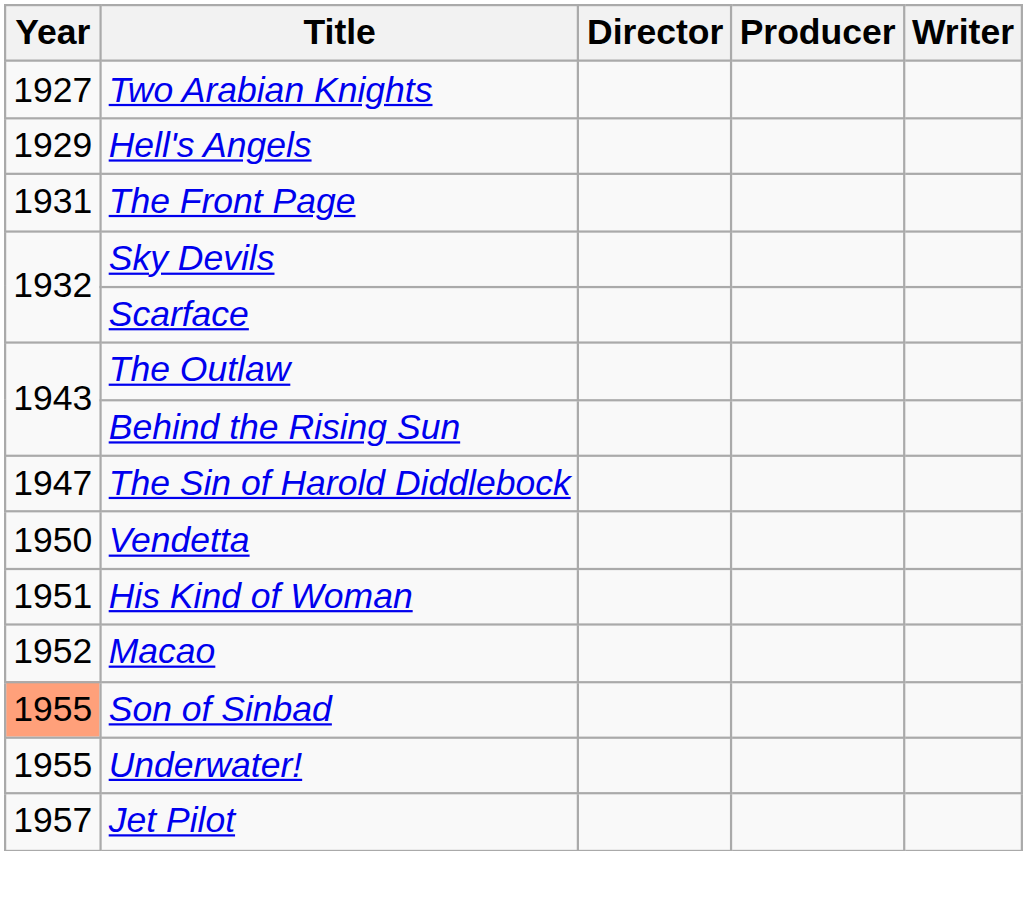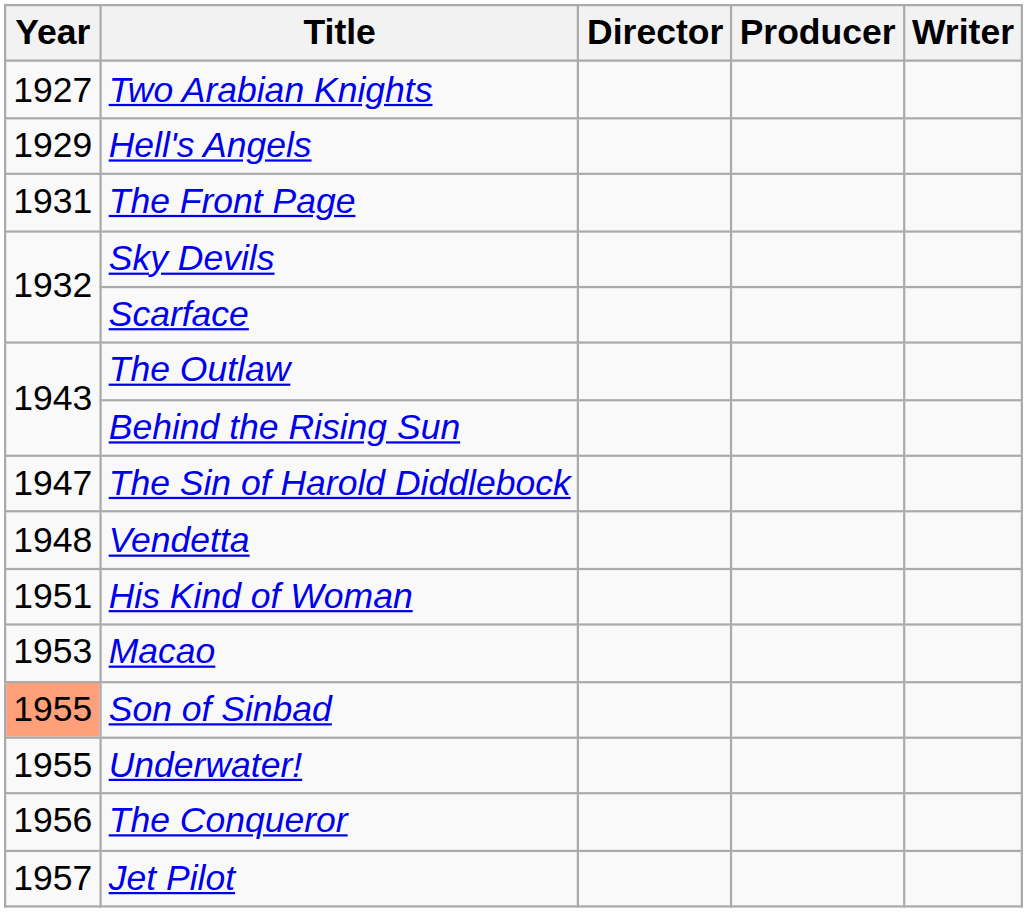(53, 539) 1950 -> (53, 539) 1948
(53, 652) 1952 -> (53, 652) 1953
+ row: (228, 821)
